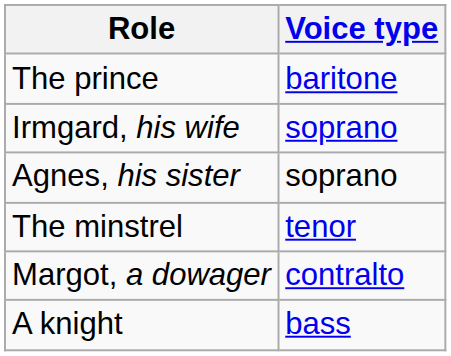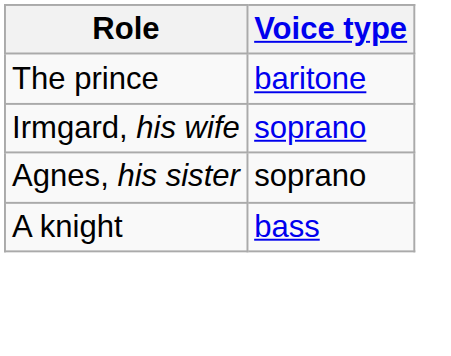- row: (98, 226)
- row: (142, 275)
